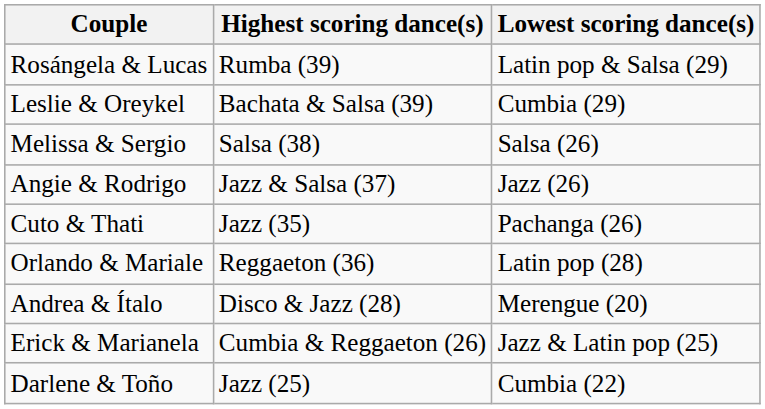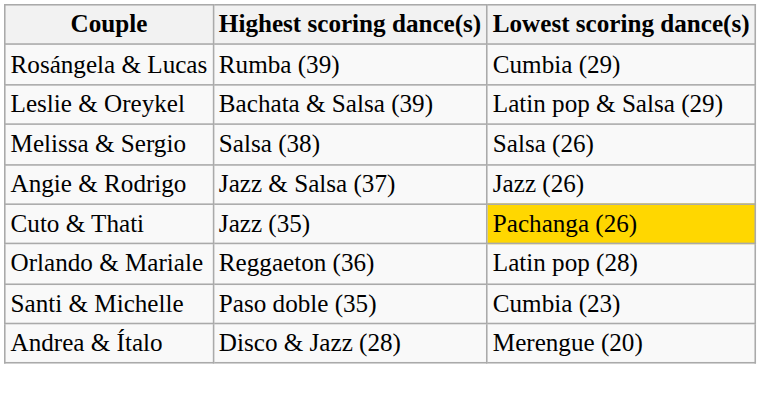(613, 64) Latin pop & Salsa (29) -> (557, 64) Cumbia (29)
(561, 104) Cumbia (29) -> (608, 104) Latin pop & Salsa (29)
(570, 223) no background -> (565, 223) gold background
+ row: (97, 303)
- row: (105, 343)
- row: (92, 382)
